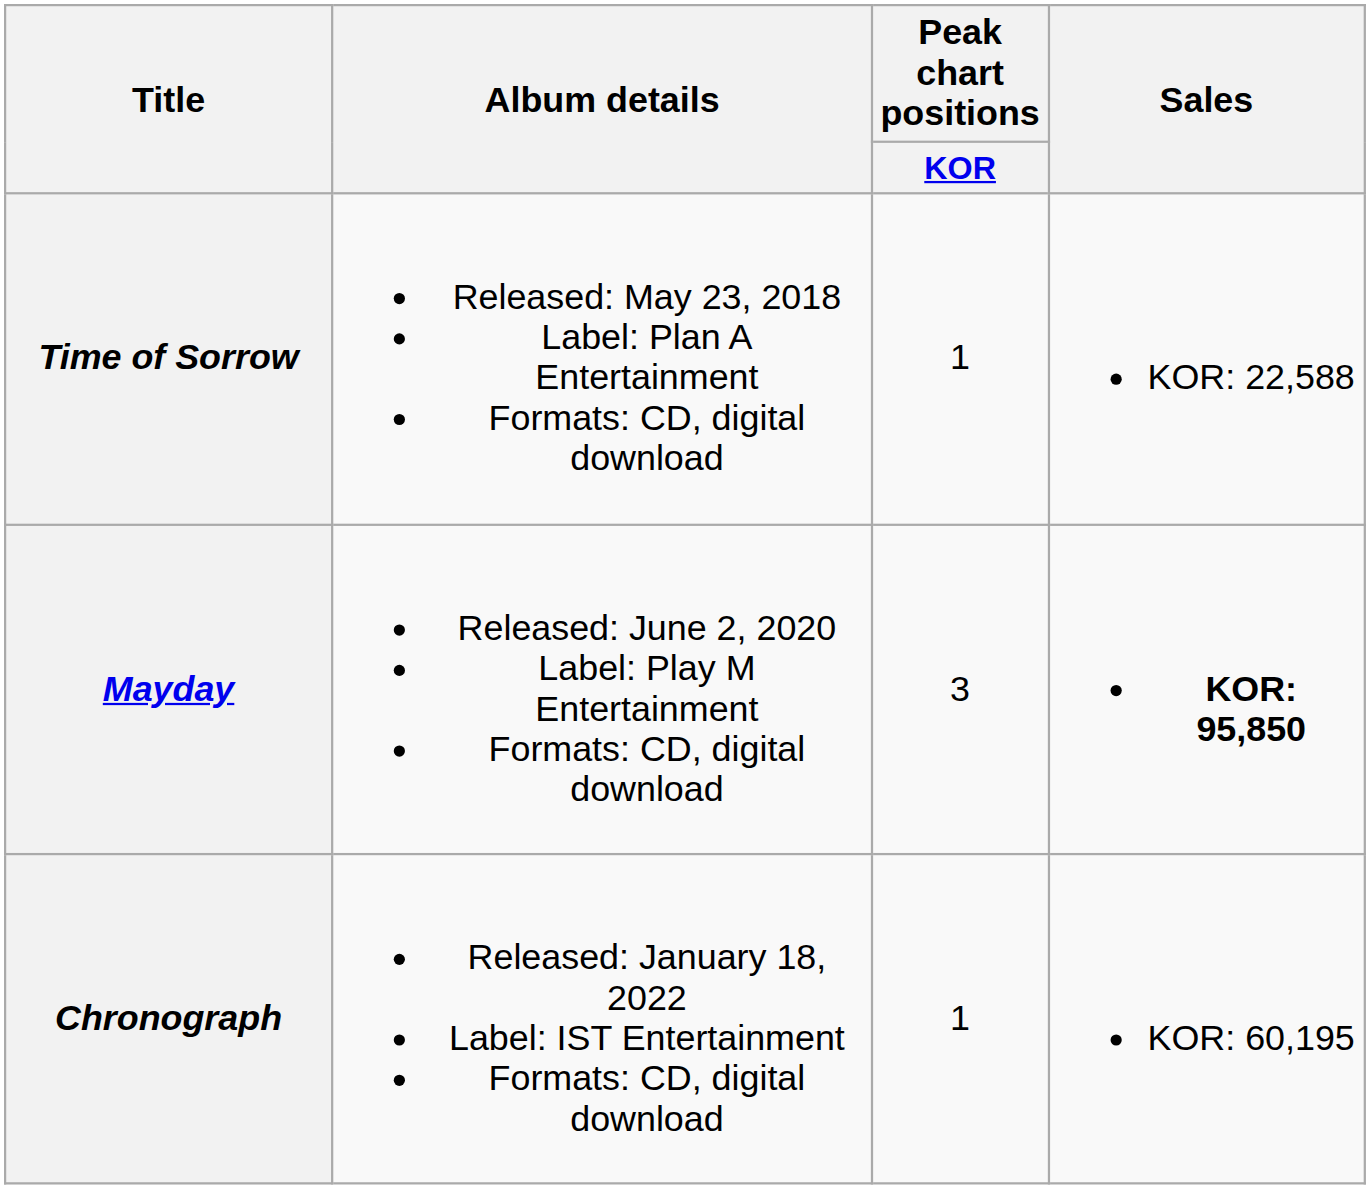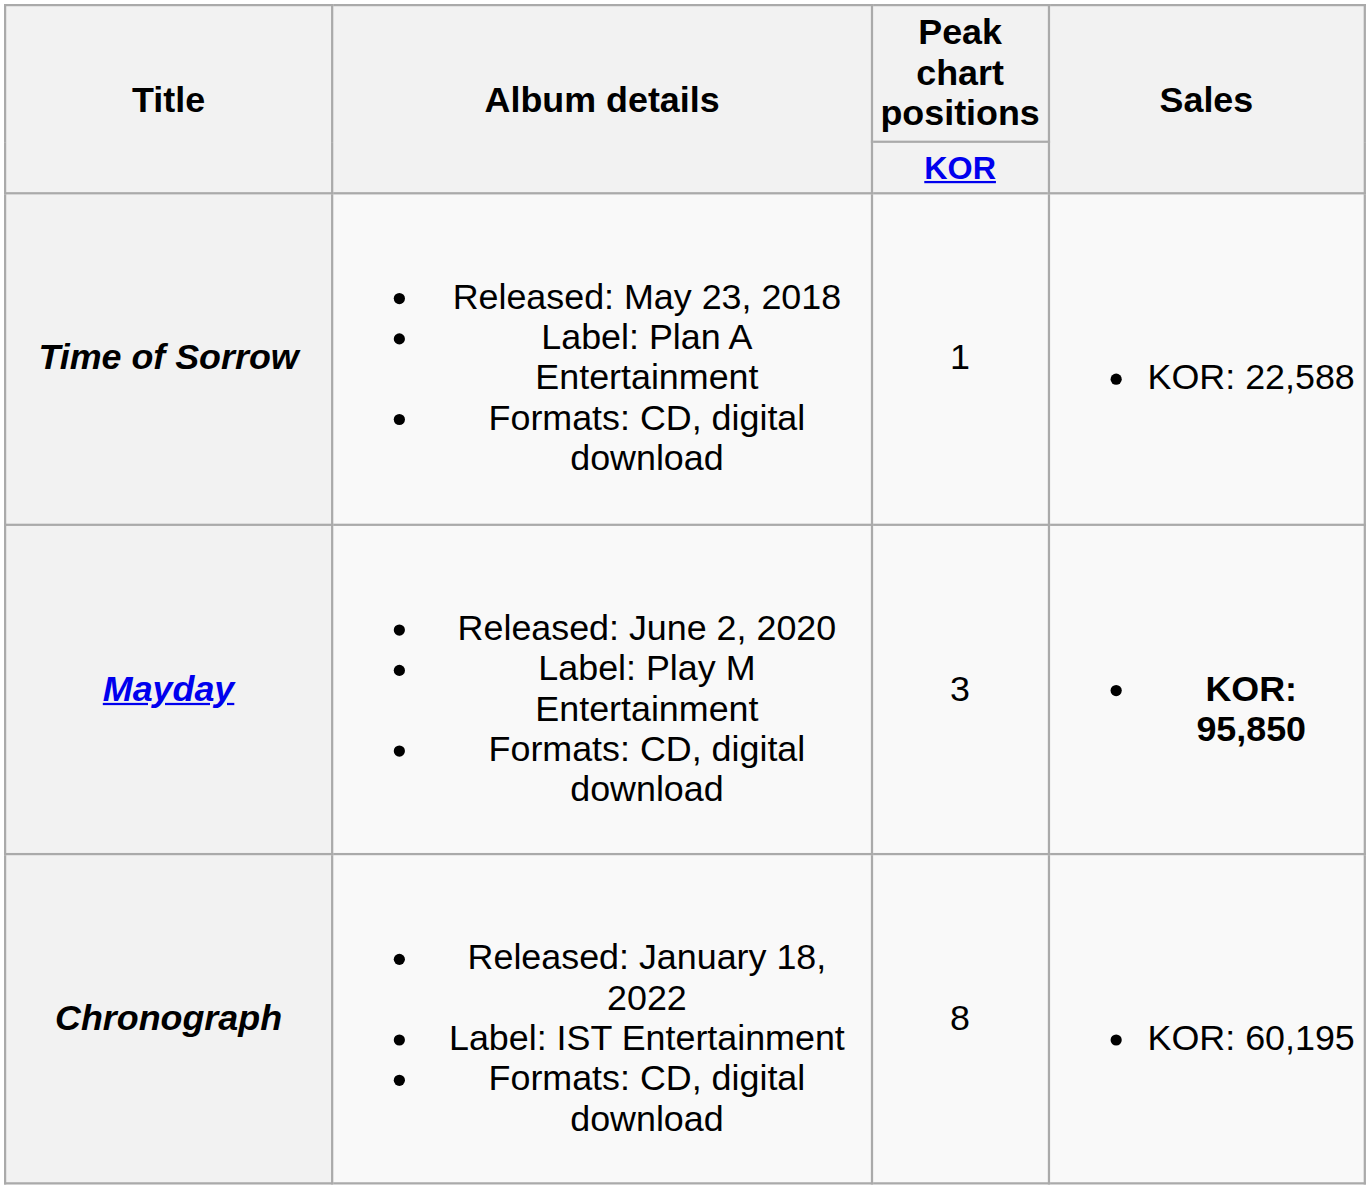(960, 1018) 1 -> (960, 1018) 8
